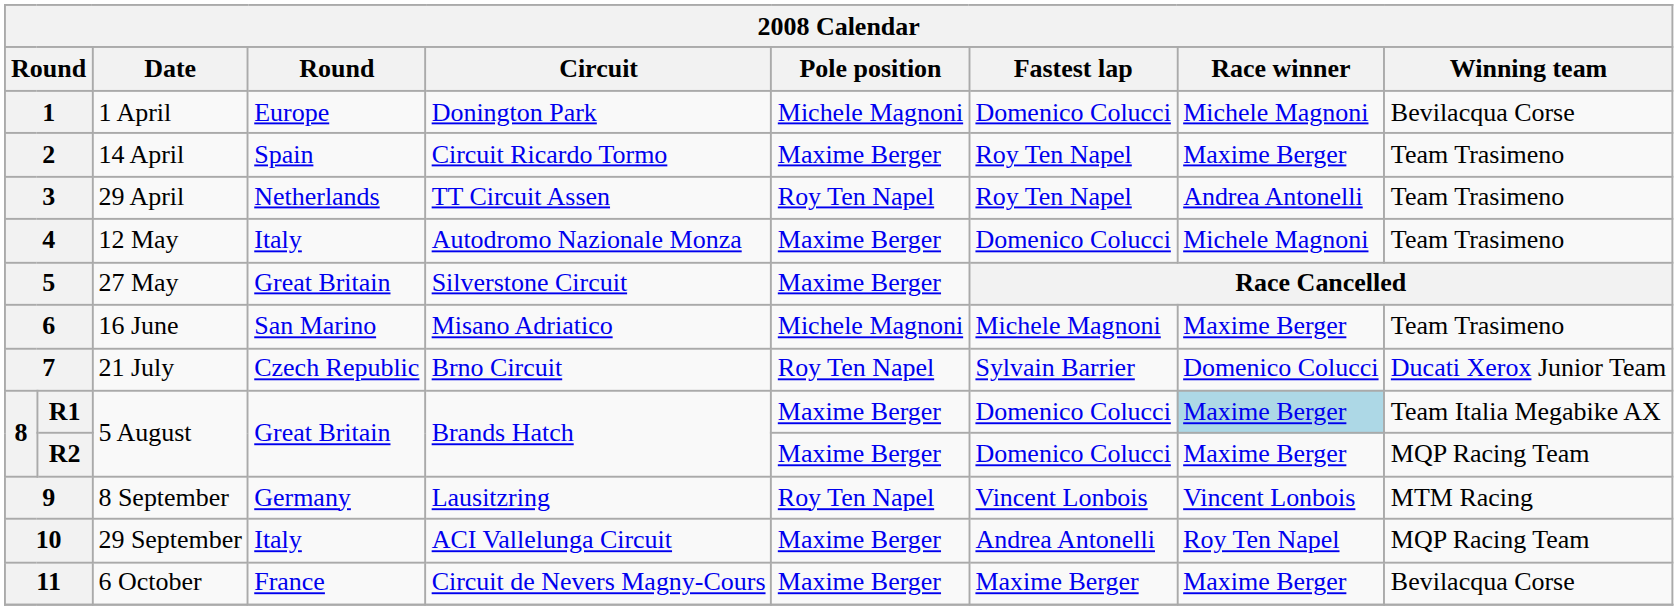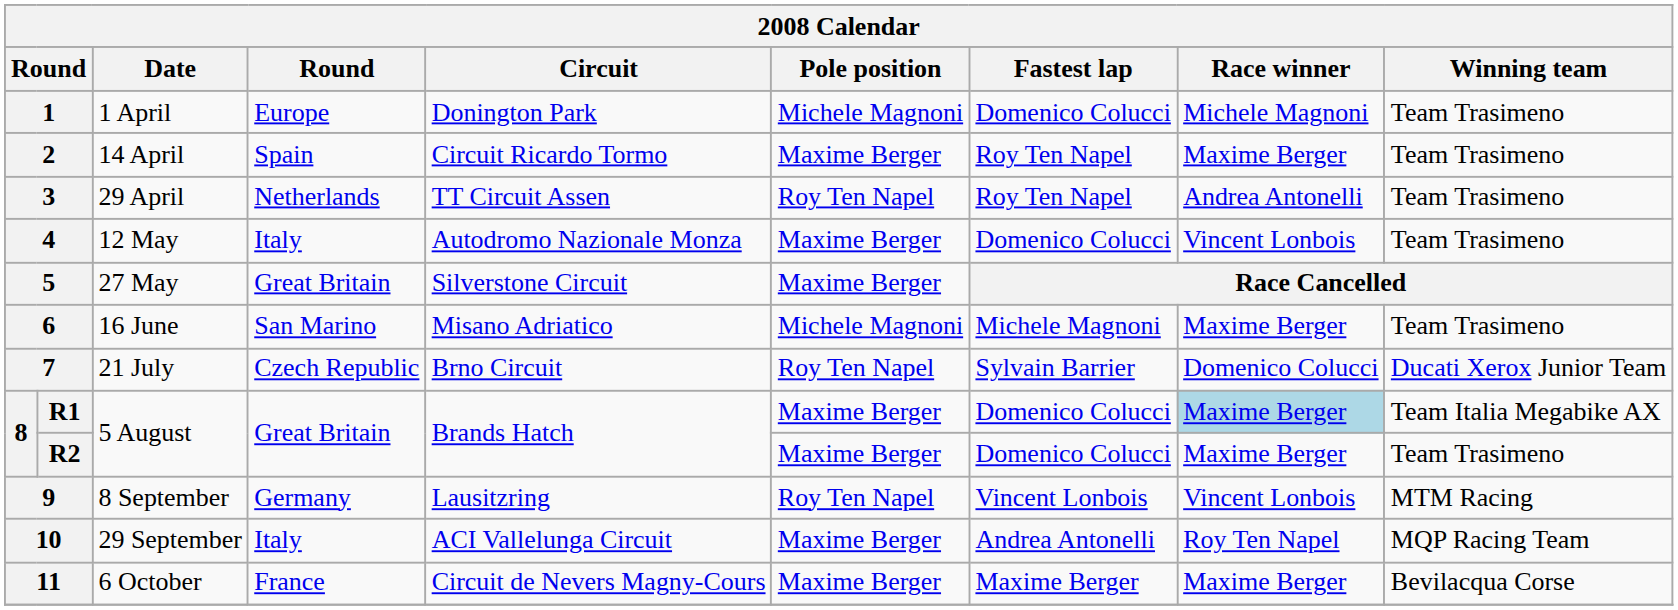(1483, 111) Bevilacqua Corse -> (1478, 111) Team Trasimeno
(1276, 239) Michele Magnoni -> (1269, 239) Vincent Lonbois
(1490, 454) MQP Racing Team -> (1478, 454) Team Trasimeno
